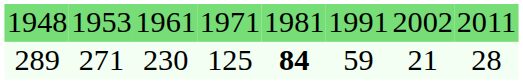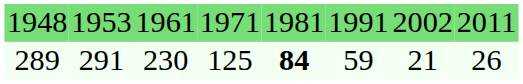(101, 60) 271 -> (101, 60) 291
(486, 60) 28 -> (486, 60) 26
